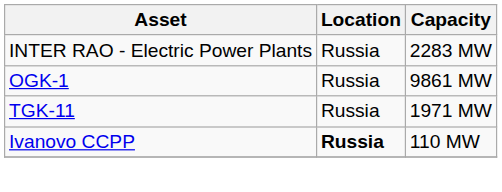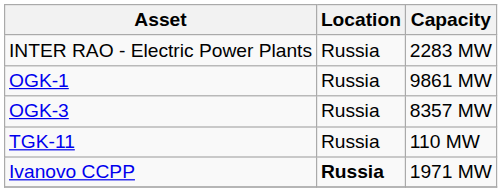+ row: (39, 111)
(451, 111) 1971 MW -> (445, 141) 110 MW
(445, 141) 110 MW -> (451, 171) 1971 MW
